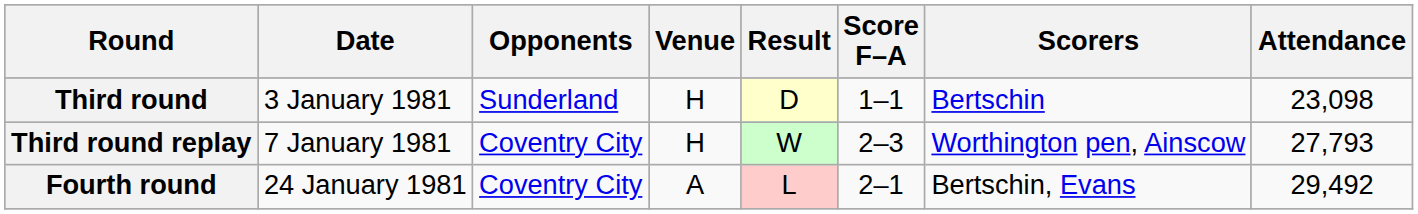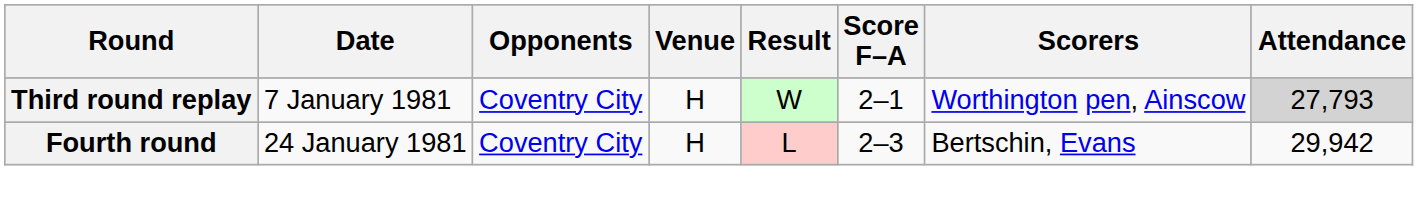- row: (131, 99)
(881, 142) 2–3 -> (881, 99) 2–1
(1332, 142) no background -> (1332, 99) lightgrey background
(695, 186) A -> (695, 142) H
(881, 186) 2–1 -> (881, 142) 2–3
(1332, 186) 29,492 -> (1332, 142) 29,942
